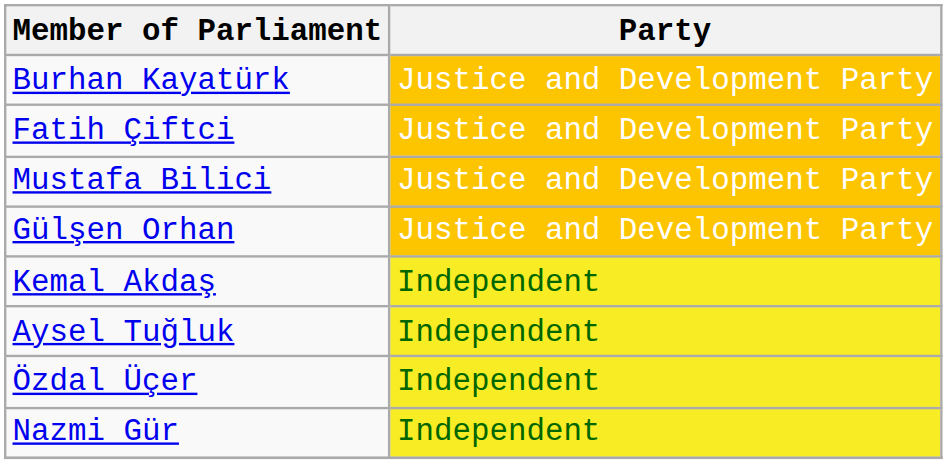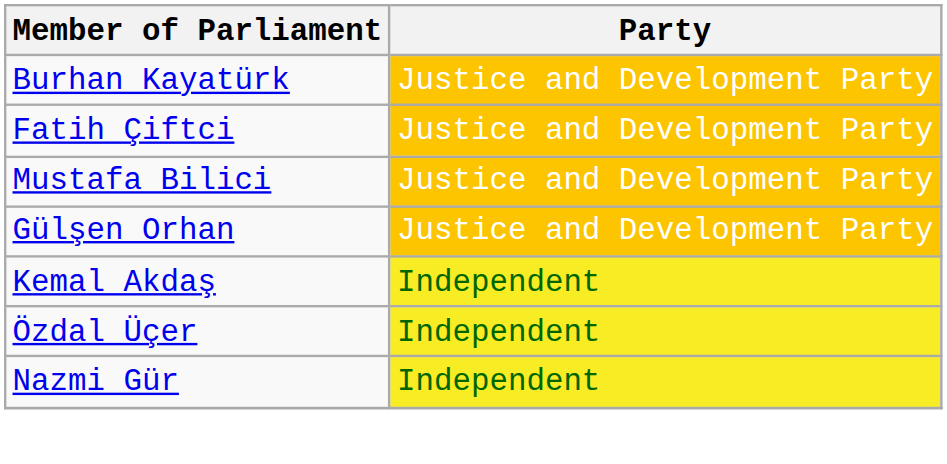- row: (123, 332)
